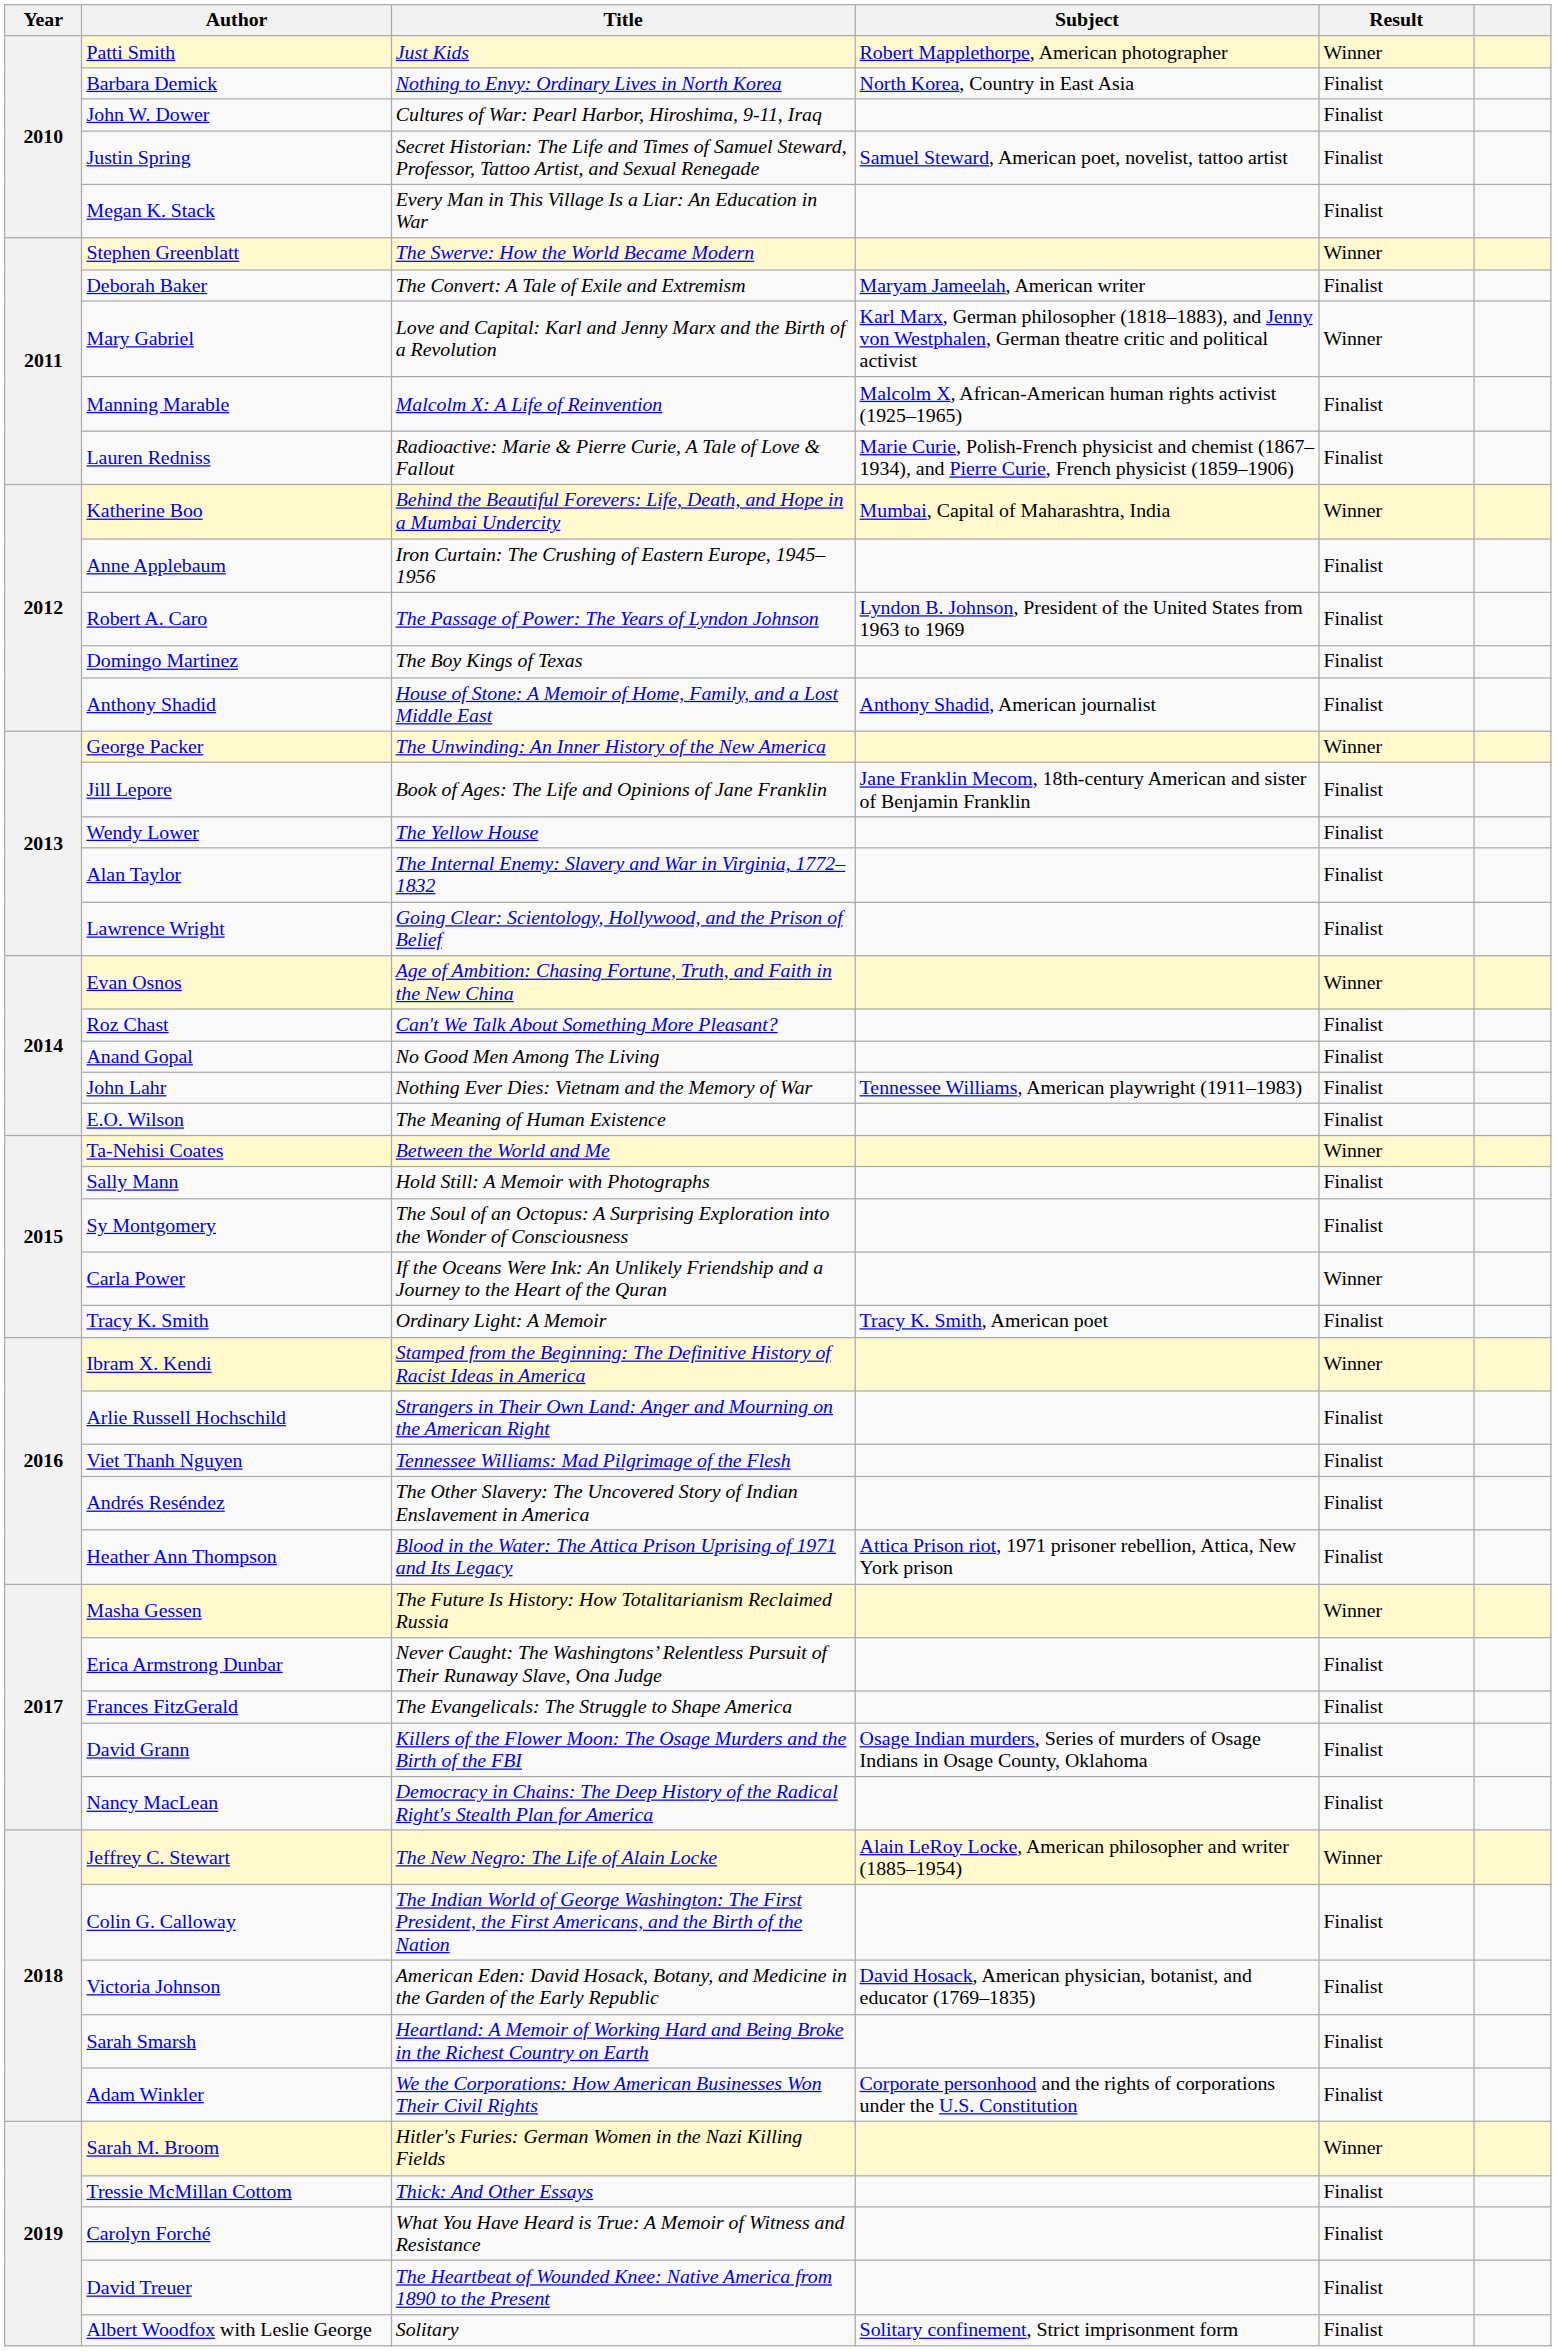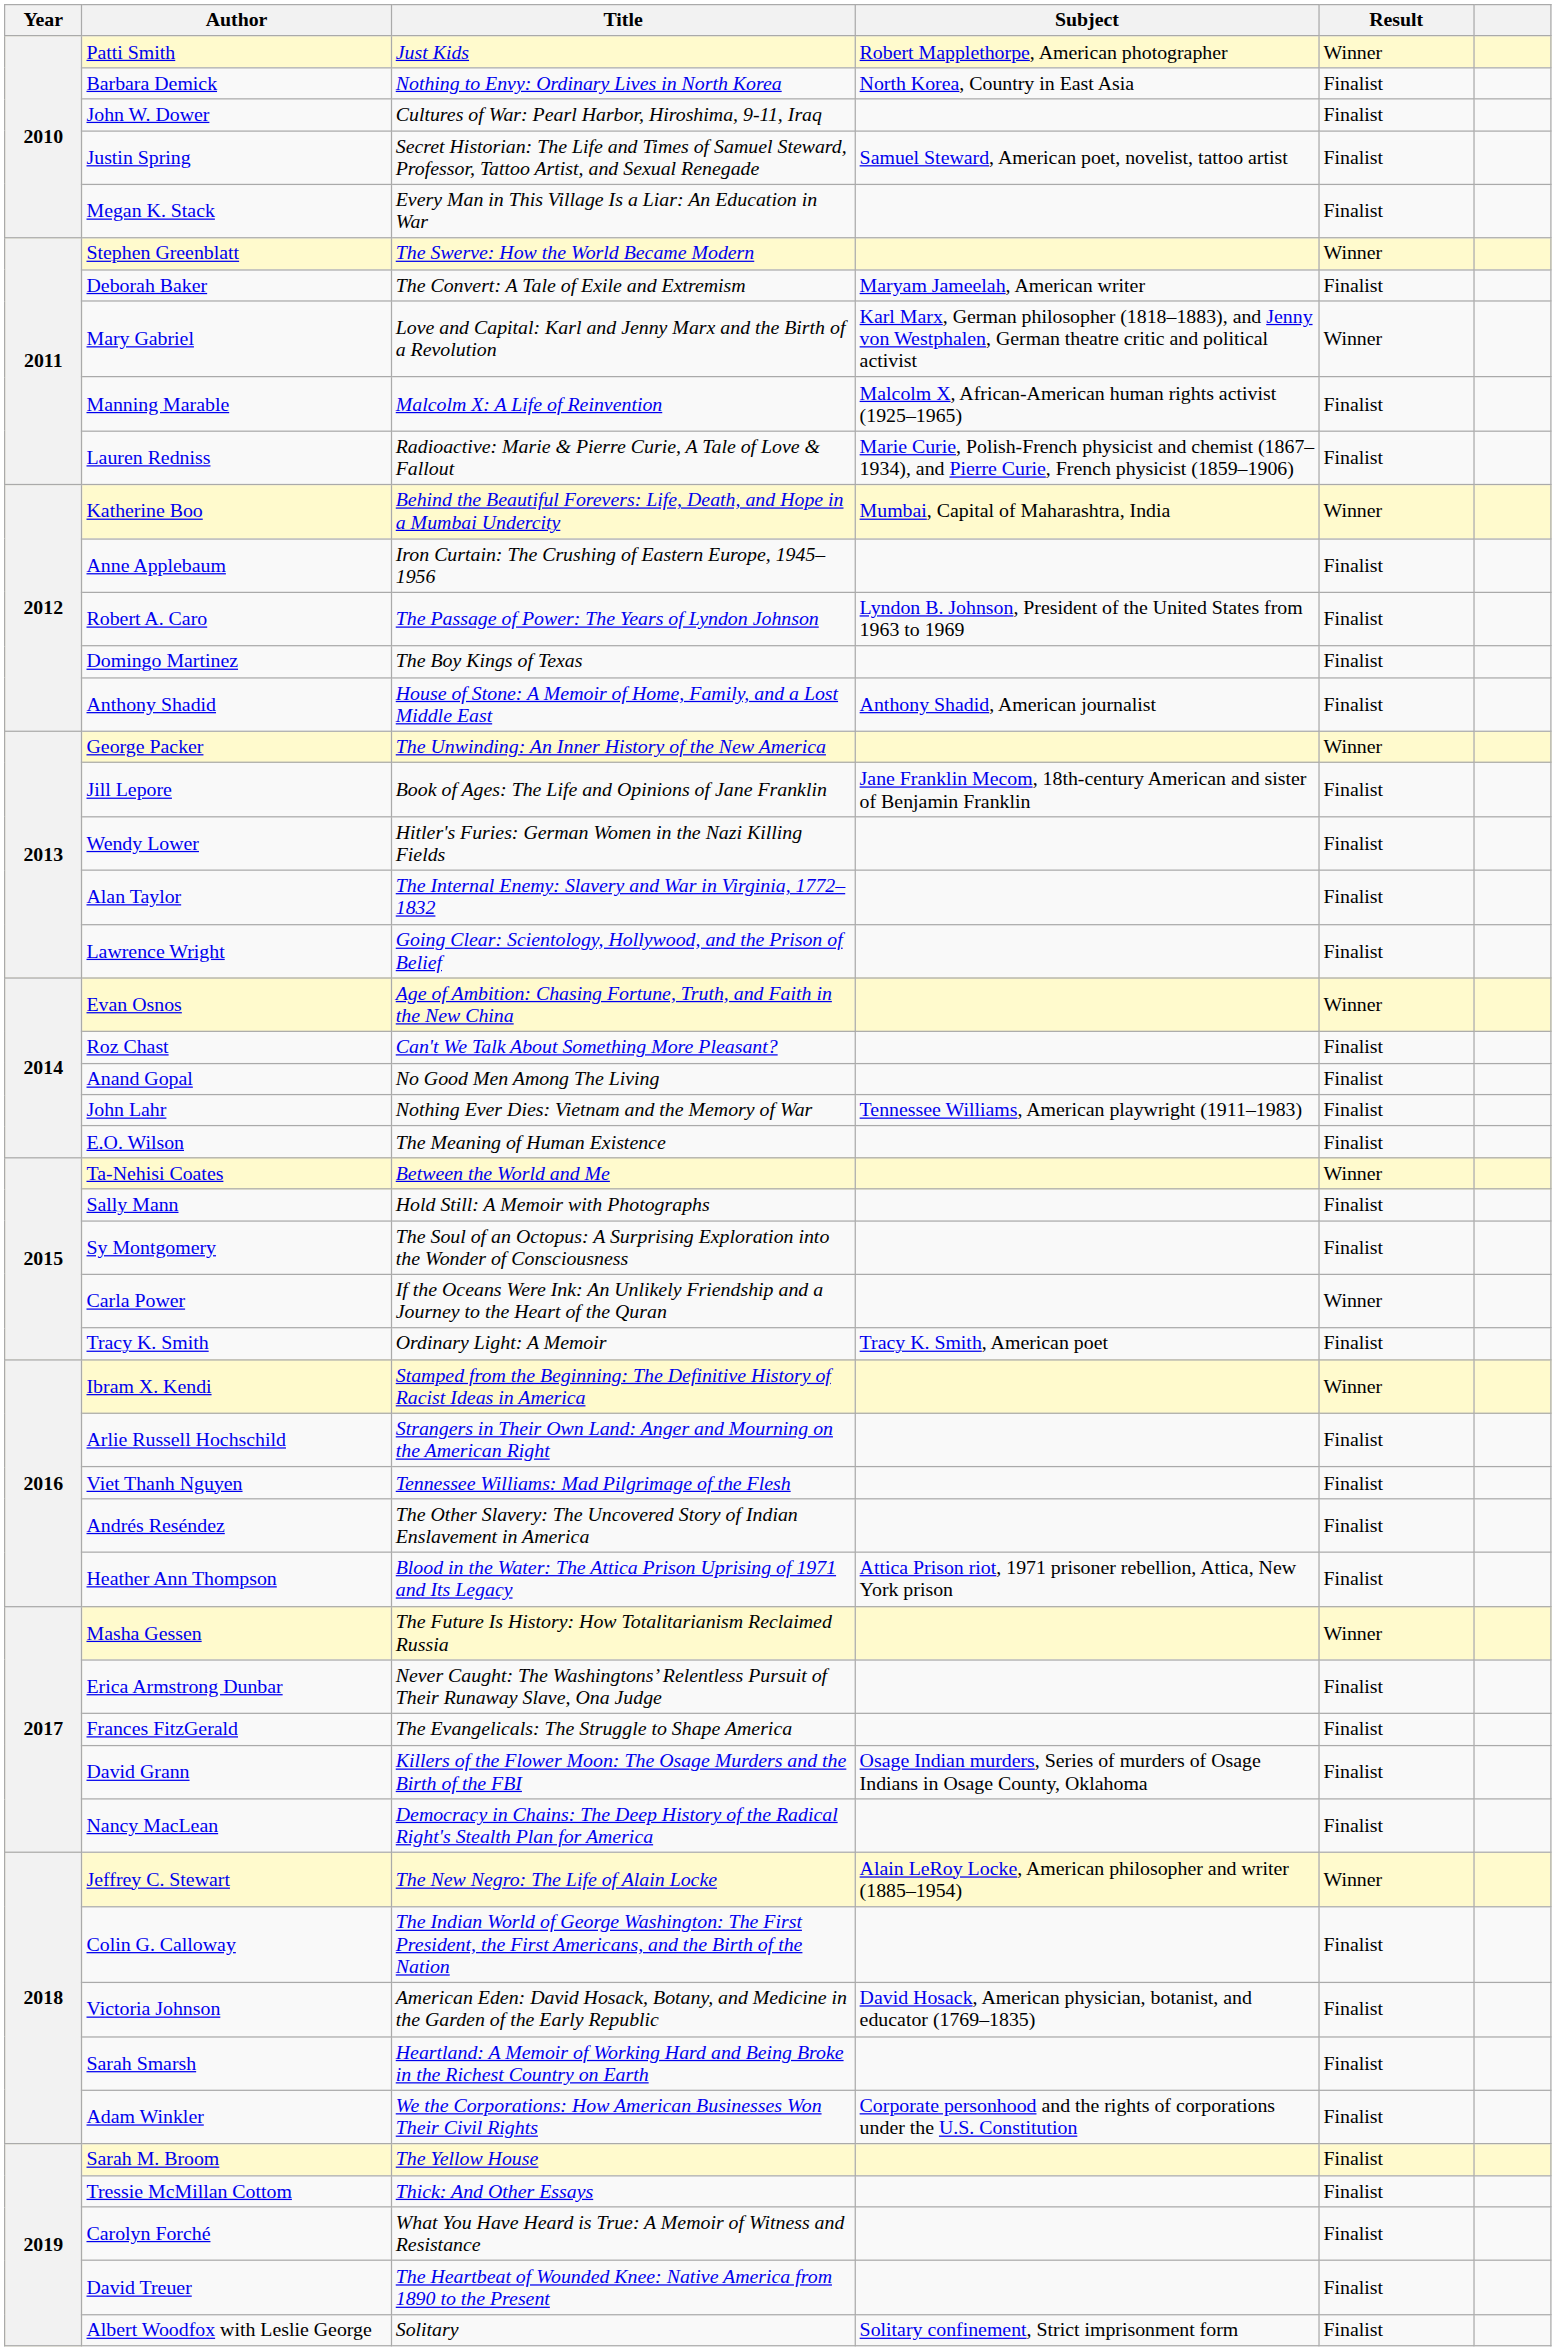(467, 832) The Yellow House -> (599, 843) Hitler's Furies: German Women in the Nazi Killing Fields
(599, 2148) Hitler's Furies: German Women in the Nazi Killing Fields -> (467, 2159) The Yellow House
(1353, 2148) Winner -> (1353, 2159) Finalist
